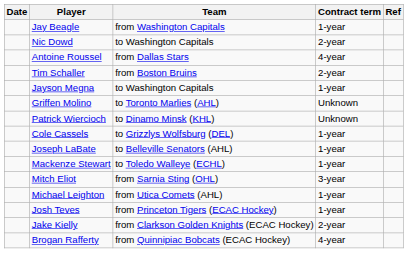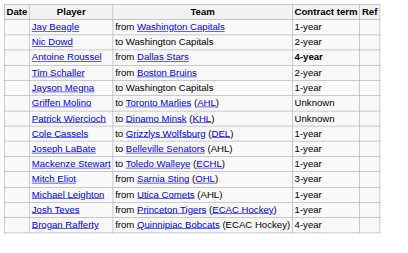(332, 57) normal -> (309, 57) bold
- row: (55, 225)
